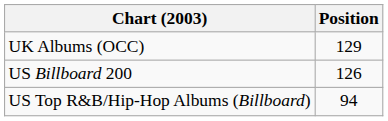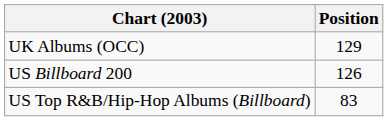(349, 101) 94 -> (349, 101) 83
